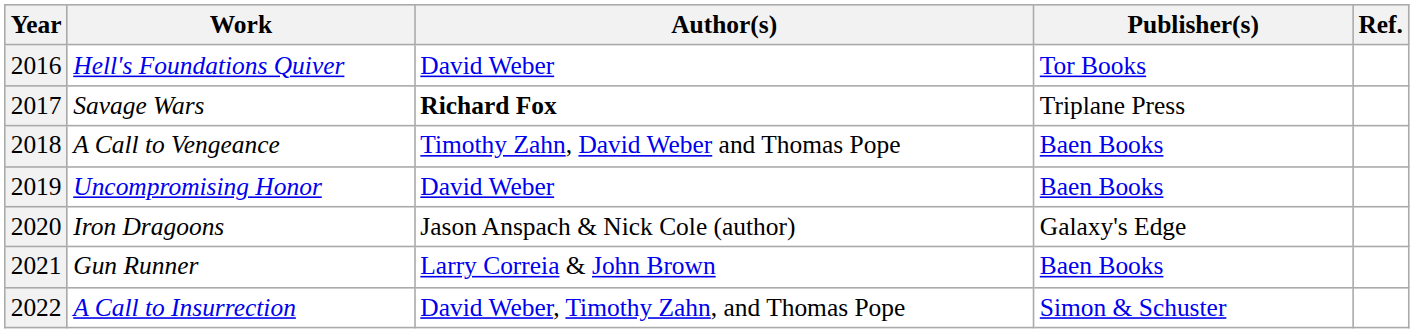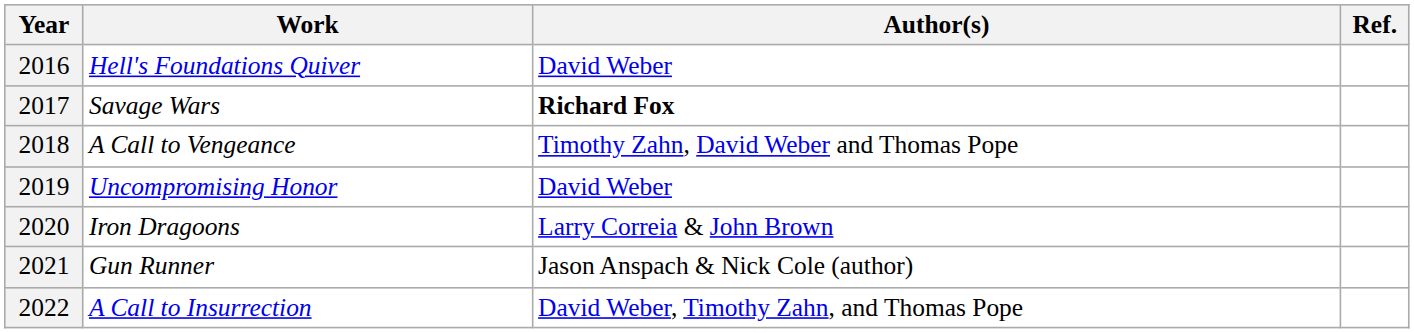- column: (1193, 24)
(608, 226) Jason Anspach & Nick Cole (author) -> (686, 226) Larry Correia & John Brown
(568, 266) Larry Correia & John Brown -> (726, 266) Jason Anspach & Nick Cole (author)
